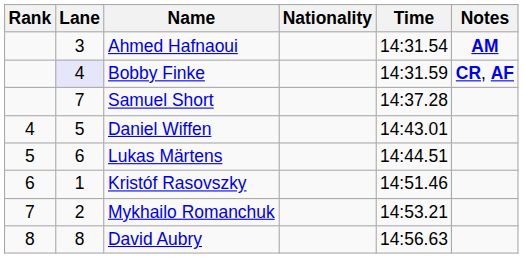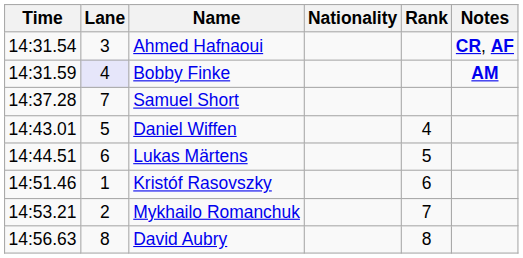columns swapped: (30, 18) <-> (414, 18)
(485, 45) AM -> (485, 45) CR, AF
(485, 73) CR, AF -> (485, 73) AM
